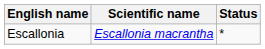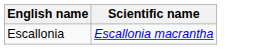- column: (238, 14)
